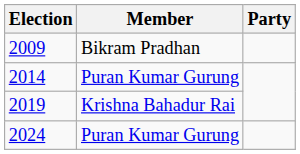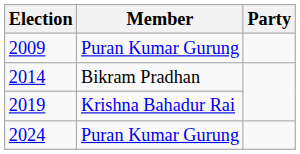(141, 47) Bikram Pradhan -> (160, 47) Puran Kumar Gurung
(160, 76) Puran Kumar Gurung -> (141, 76) Bikram Pradhan
